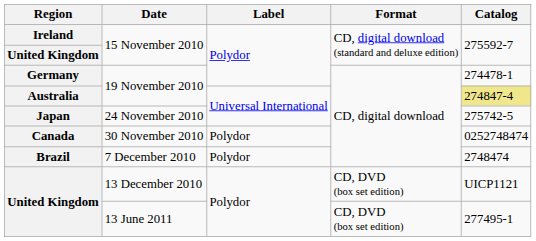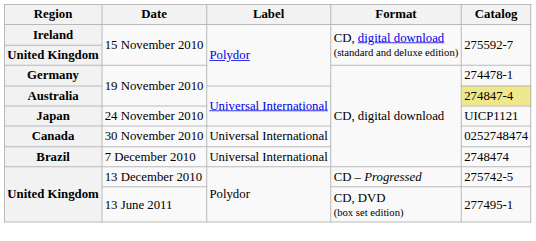(489, 116) 275742-5 -> (491, 116) UICP1121
(230, 136) Polydor -> (269, 136) Universal International
(230, 156) Polydor -> (269, 156) Universal International
(369, 184) CD, DVD (box set edition) -> (378, 177) CD – Progressed
(491, 184) UICP1121 -> (489, 177) 275742-5
